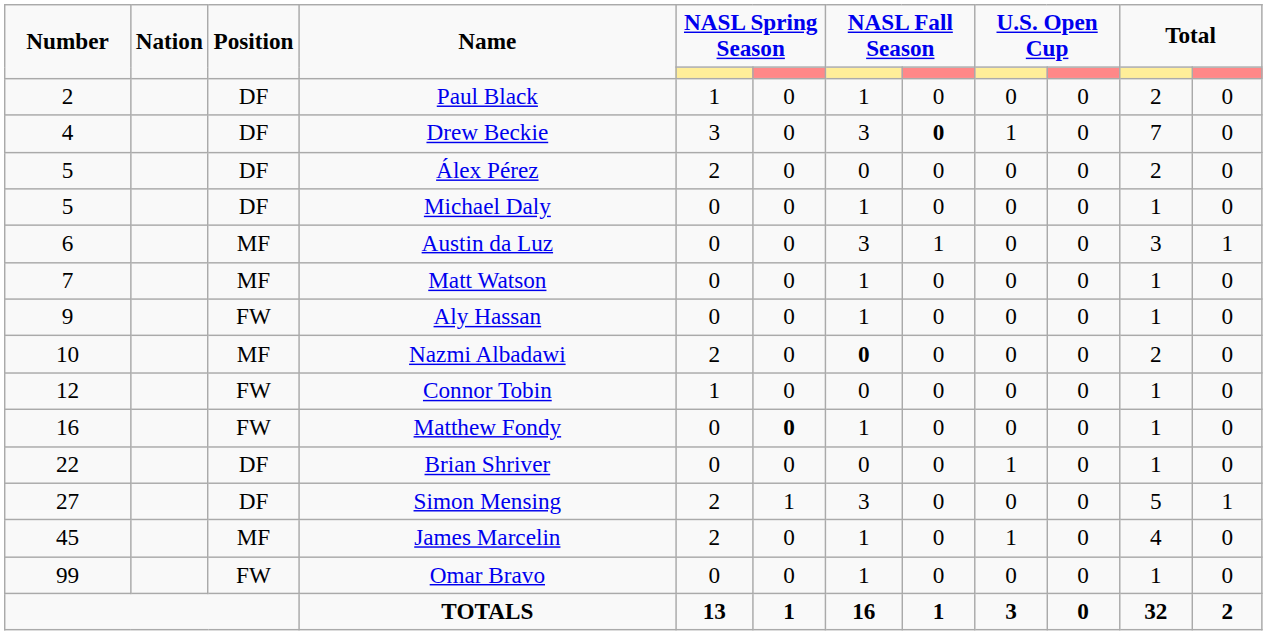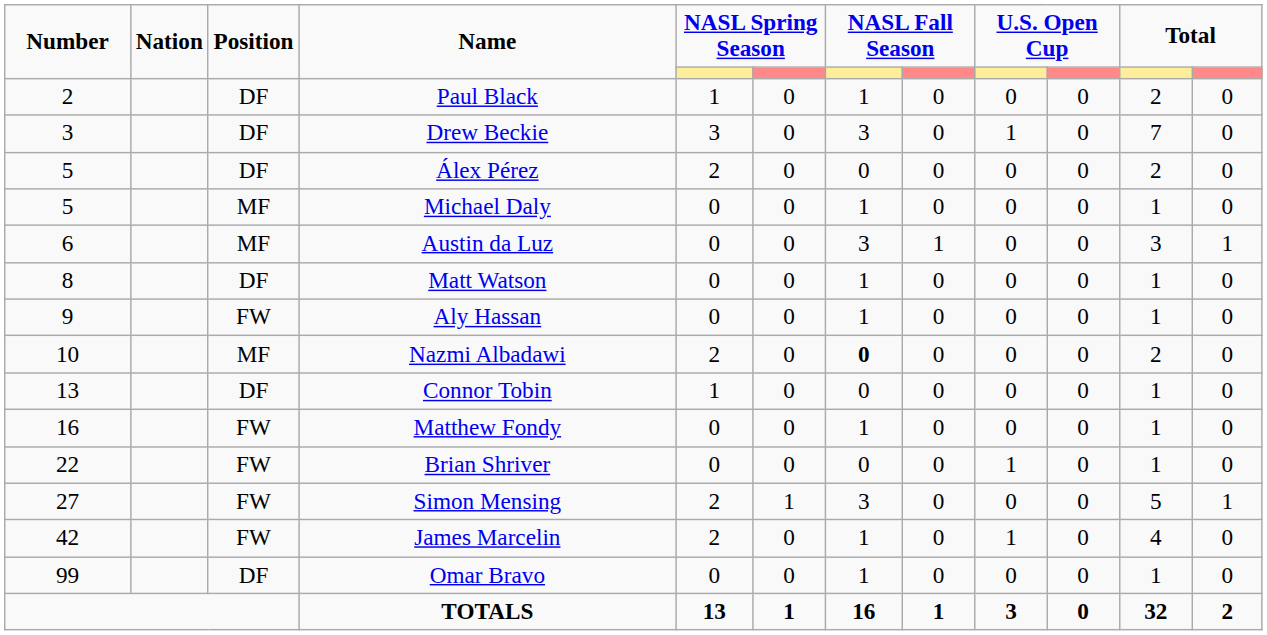(68, 133) 4 -> (68, 133) 3
(939, 133) bold -> (939, 133) normal
(253, 206) DF -> (253, 206) MF
(68, 280) 7 -> (68, 280) 8
(253, 280) MF -> (253, 280) DF
(68, 390) 12 -> (68, 390) 13
(253, 390) FW -> (253, 390) DF
(789, 427) bold -> (789, 427) normal
(253, 464) DF -> (253, 464) FW
(253, 501) DF -> (253, 501) FW
(68, 538) 45 -> (68, 538) 42
(253, 538) MF -> (253, 538) FW
(253, 574) FW -> (253, 574) DF
